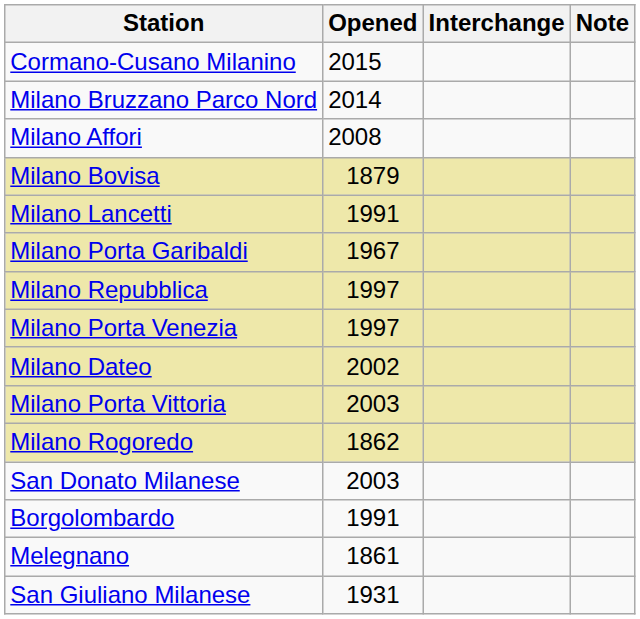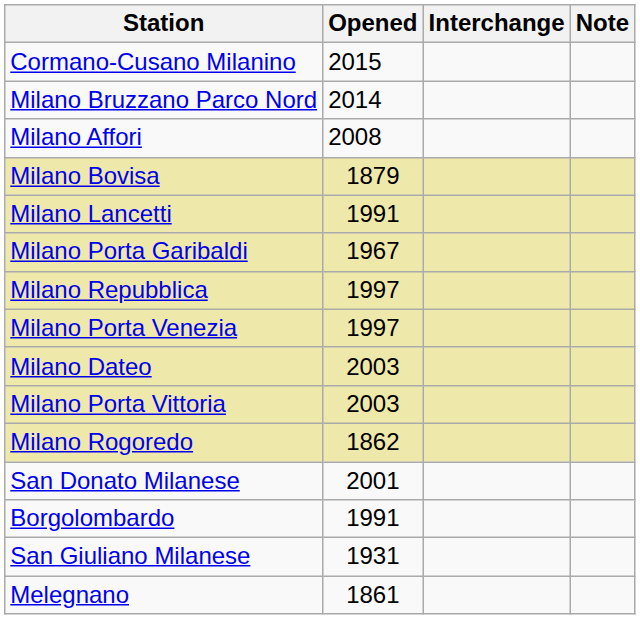(373, 366) 2002 -> (373, 366) 2003
(373, 480) 2003 -> (373, 480) 2001
rows swapped: (130, 594) <-> (70, 556)
